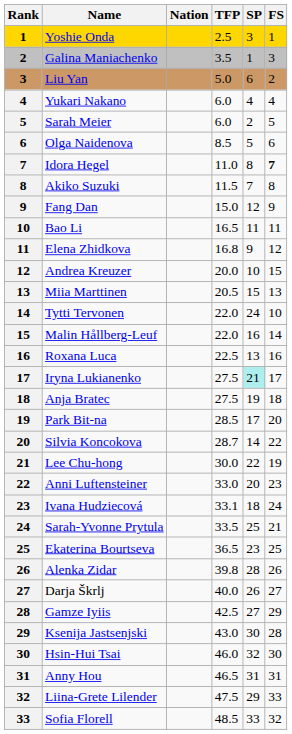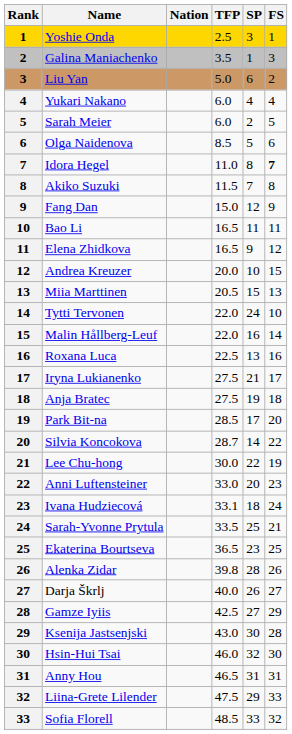(227, 249) 16.8 -> (227, 249) 16.5
(253, 377) paleturquoise background -> (253, 377) no background
